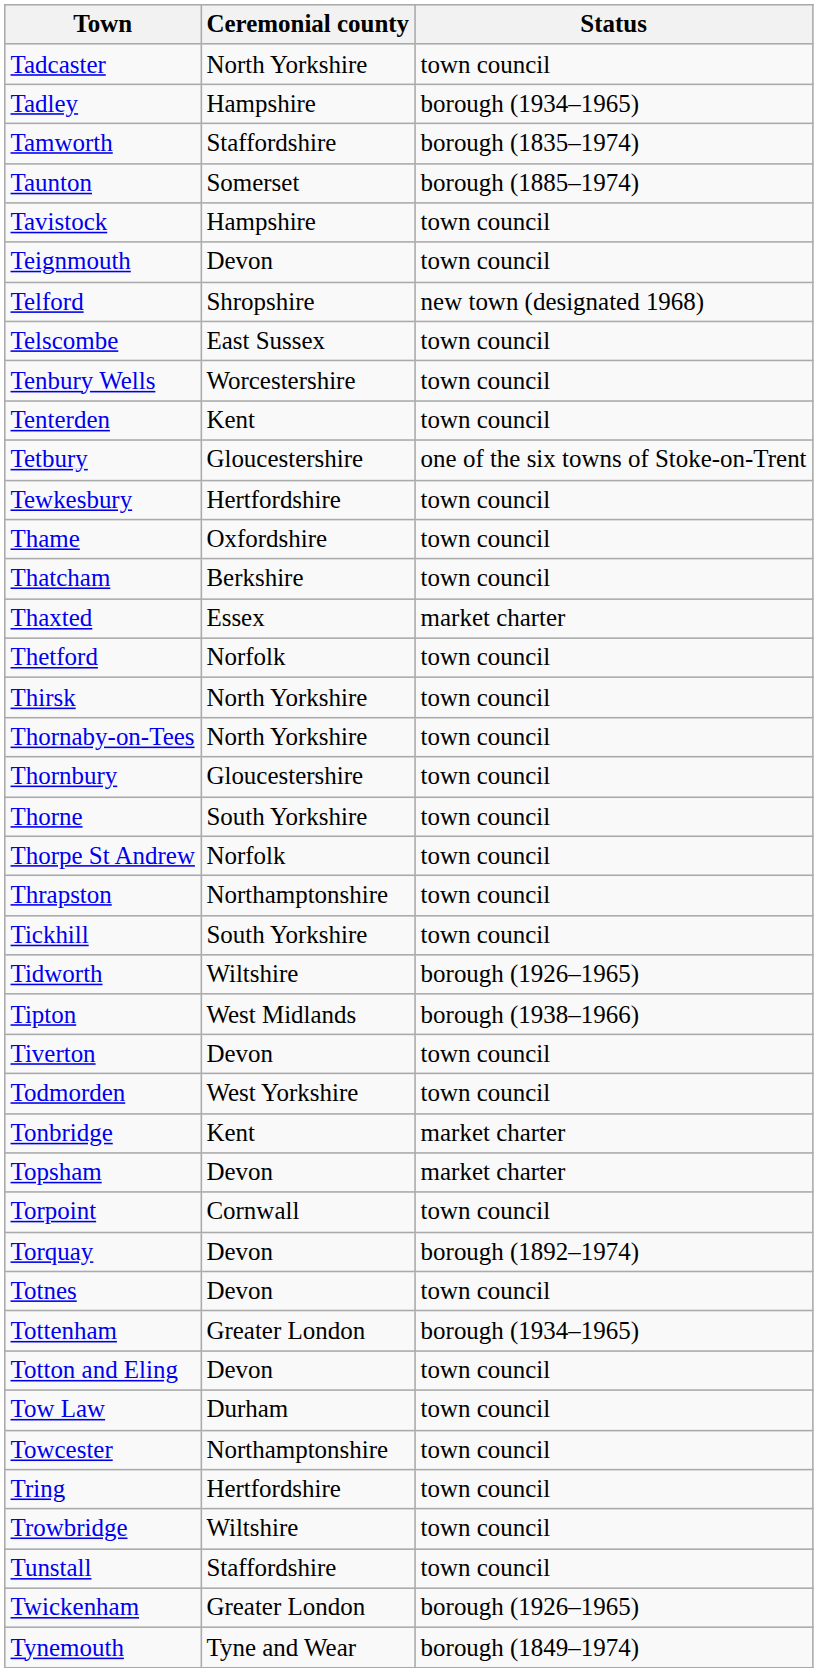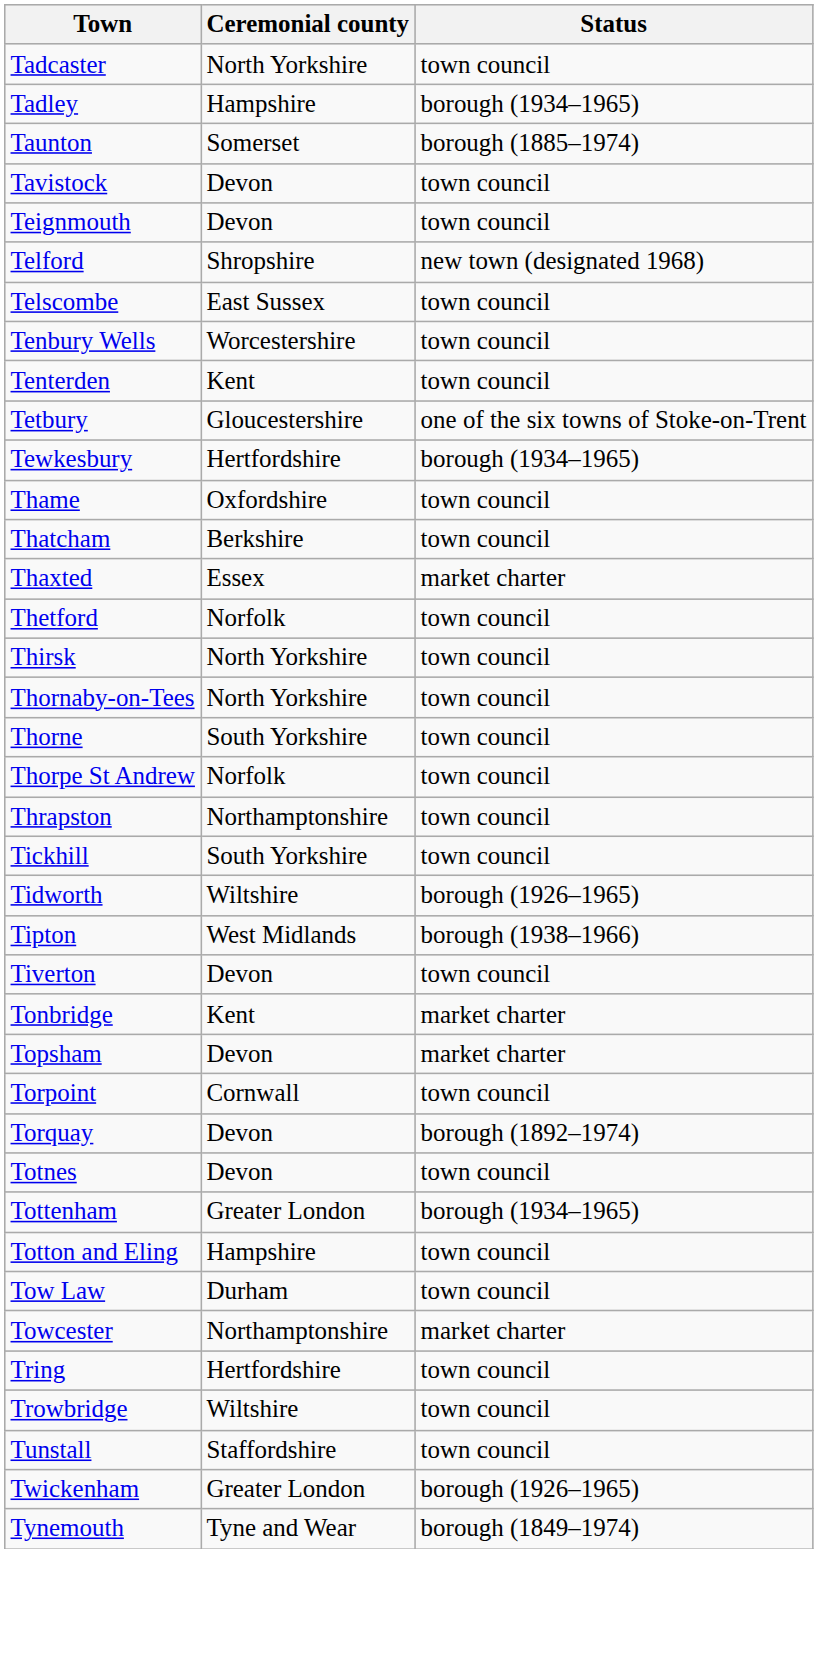- row: (62, 143)
(261, 222) Hampshire -> (240, 182) Devon
(485, 499) town council -> (530, 459) borough (1934–1965)
- row: (64, 776)
- row: (68, 1093)
(240, 1370) Devon -> (261, 1251) Hampshire
(485, 1449) town council -> (493, 1330) market charter
